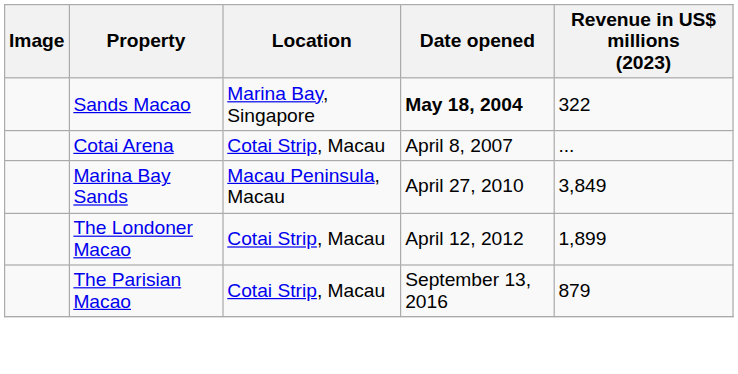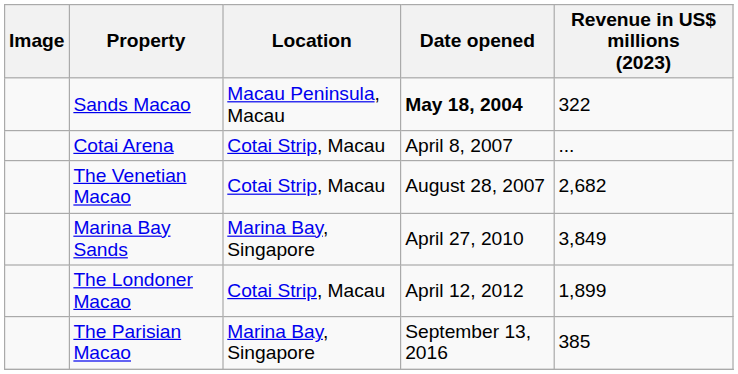(278, 104) Marina Bay, Singapore -> (304, 104) Macau Peninsula, Macau
+ row: (130, 186)
(304, 186) Macau Peninsula, Macau -> (278, 238) Marina Bay, Singapore
(306, 290) Cotai Strip, Macau -> (278, 342) Marina Bay, Singapore
(574, 290) 879 -> (574, 342) 385
